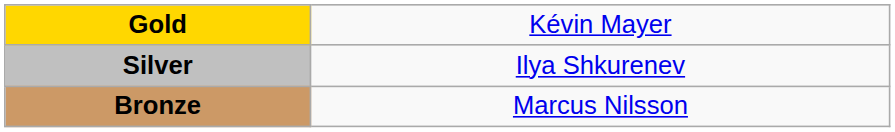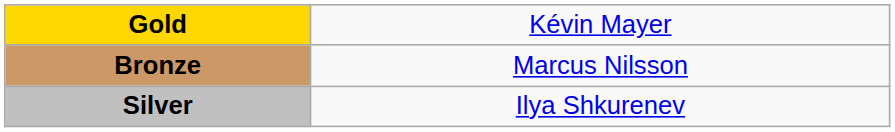rows swapped: (158, 65) <-> (158, 106)
